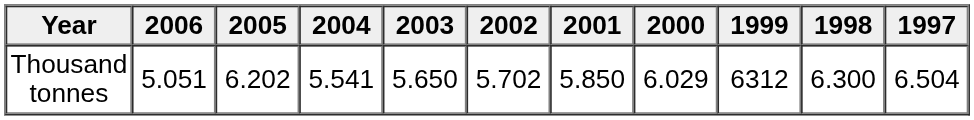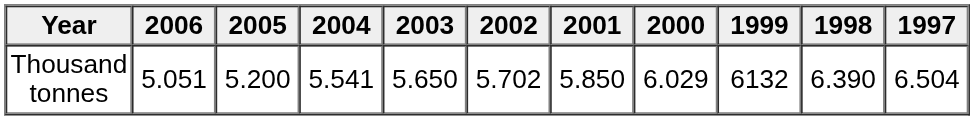(258, 79) 6.202 -> (258, 79) 5.200
(760, 79) 6312 -> (760, 79) 6132
(843, 79) 6.300 -> (843, 79) 6.390
